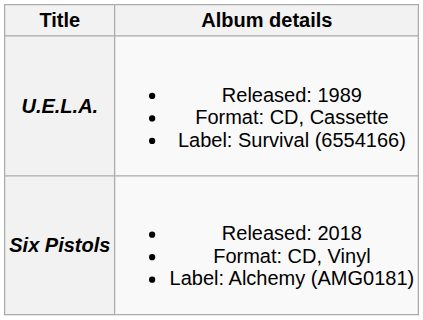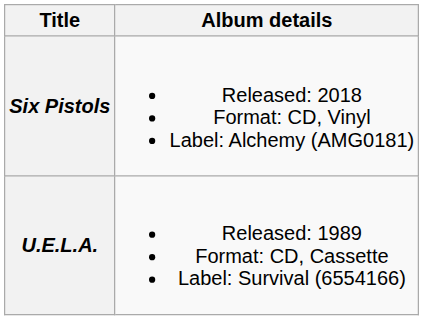rows swapped: (60, 105) <-> (60, 245)
